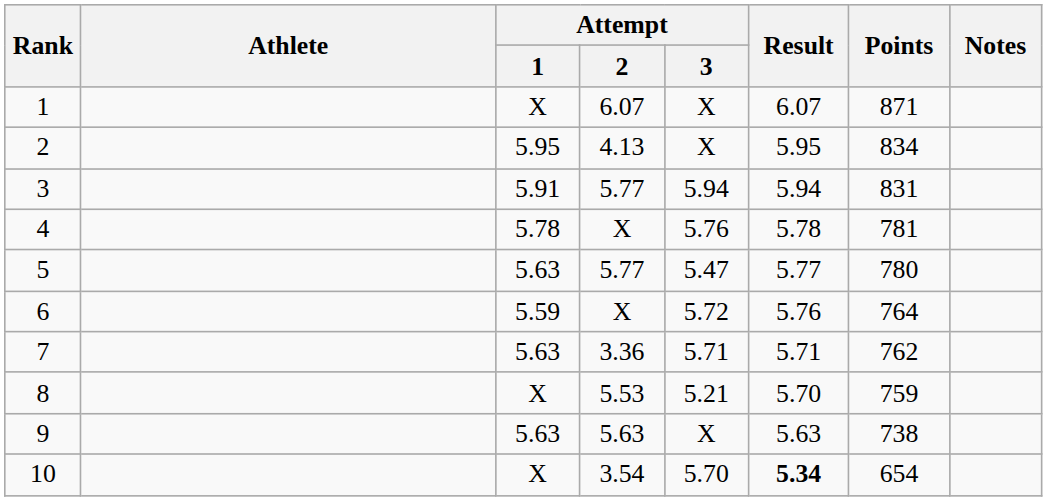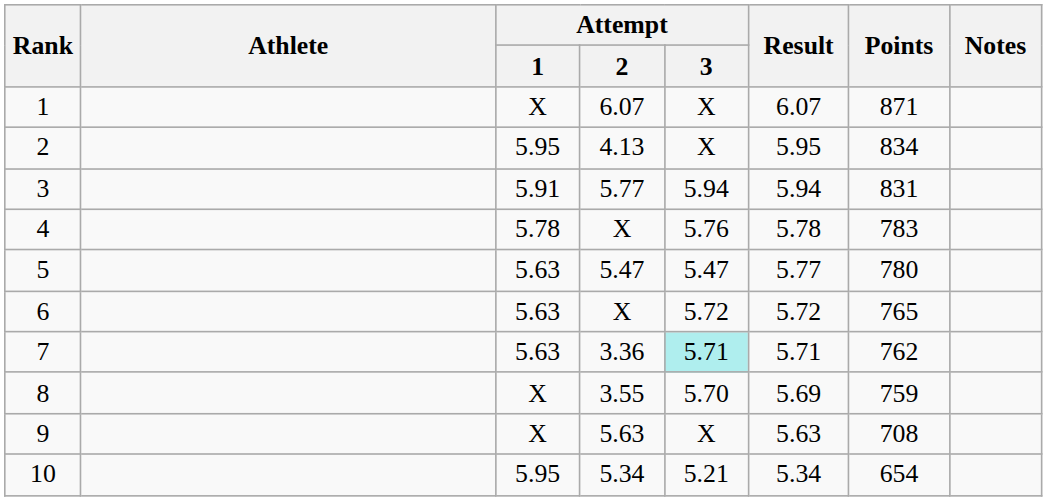(899, 229) 781 -> (899, 229) 783
(622, 270) 5.77 -> (622, 270) 5.47
(538, 310) 5.59 -> (538, 310) 5.63
(799, 310) 5.76 -> (799, 310) 5.72
(899, 310) 764 -> (899, 310) 765
(706, 351) no background -> (706, 351) paleturquoise background
(622, 392) 5.53 -> (622, 392) 3.55
(706, 392) 5.21 -> (706, 392) 5.70
(799, 392) 5.70 -> (799, 392) 5.69
(538, 433) 5.63 -> (538, 433) X
(899, 433) 738 -> (899, 433) 708
(538, 474) X -> (538, 474) 5.95
(622, 474) 3.54 -> (622, 474) 5.34
(706, 474) 5.70 -> (706, 474) 5.21
(799, 474) bold -> (799, 474) normal
